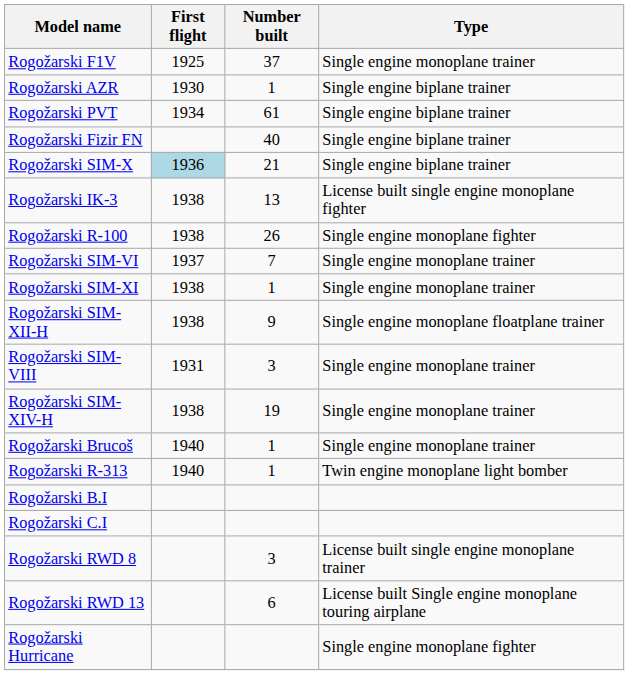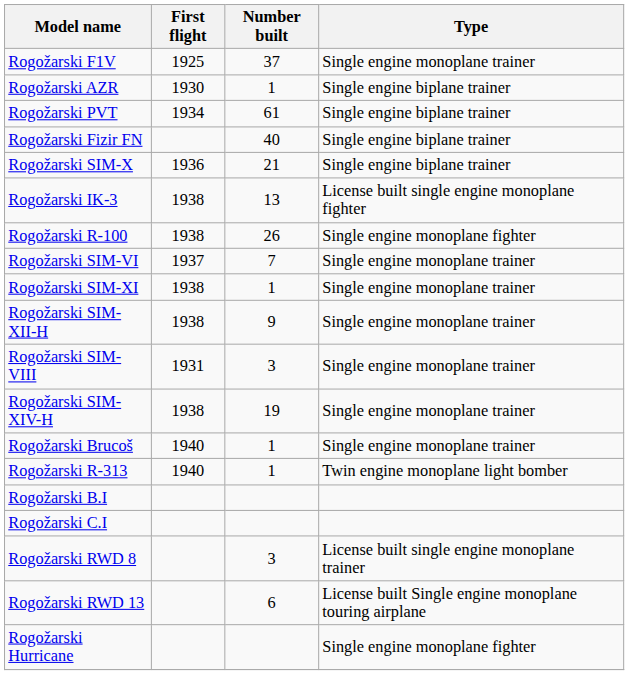(188, 165) lightblue background -> (188, 165) no background
(463, 322) Single engine monoplane floatplane trainer -> (429, 322) Single engine monoplane trainer
